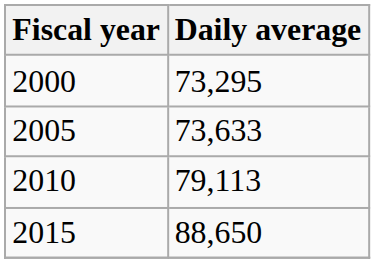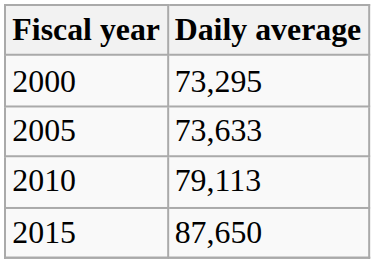(218, 231) 88,650 -> (218, 231) 87,650
